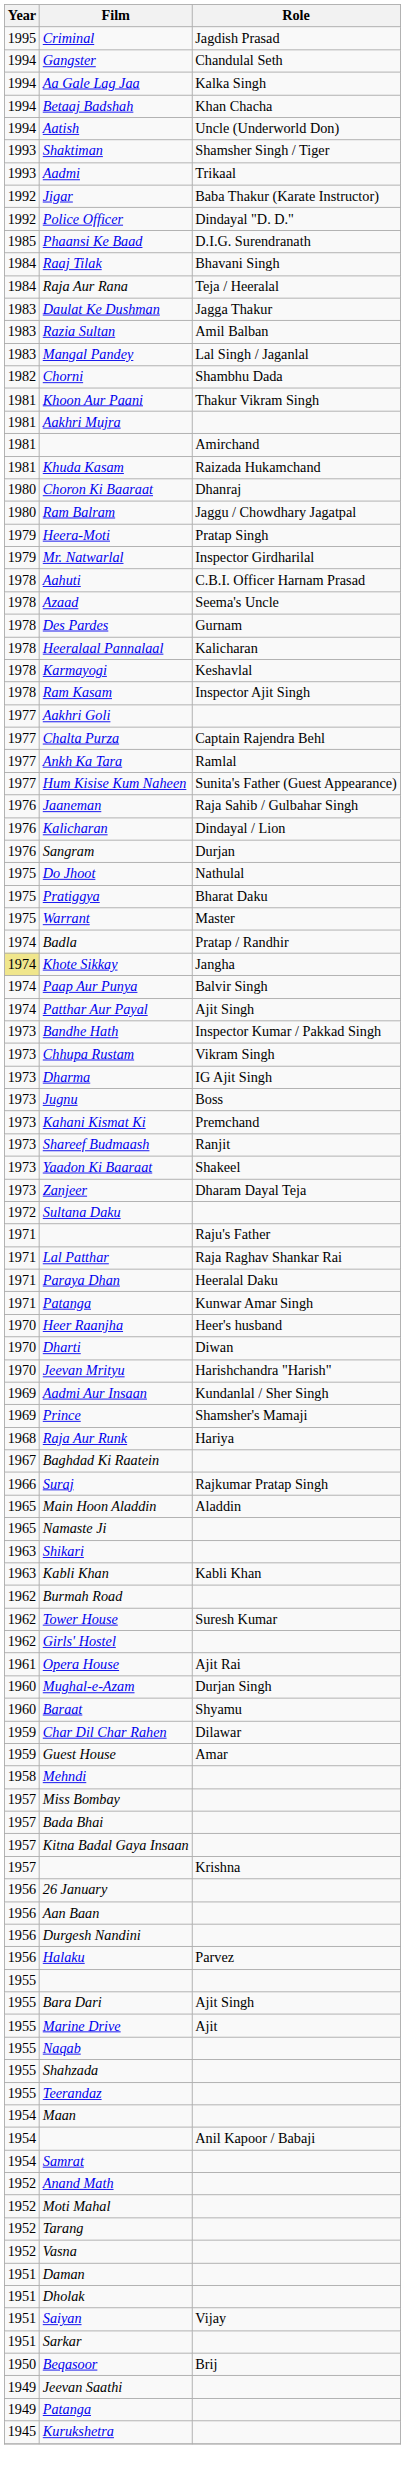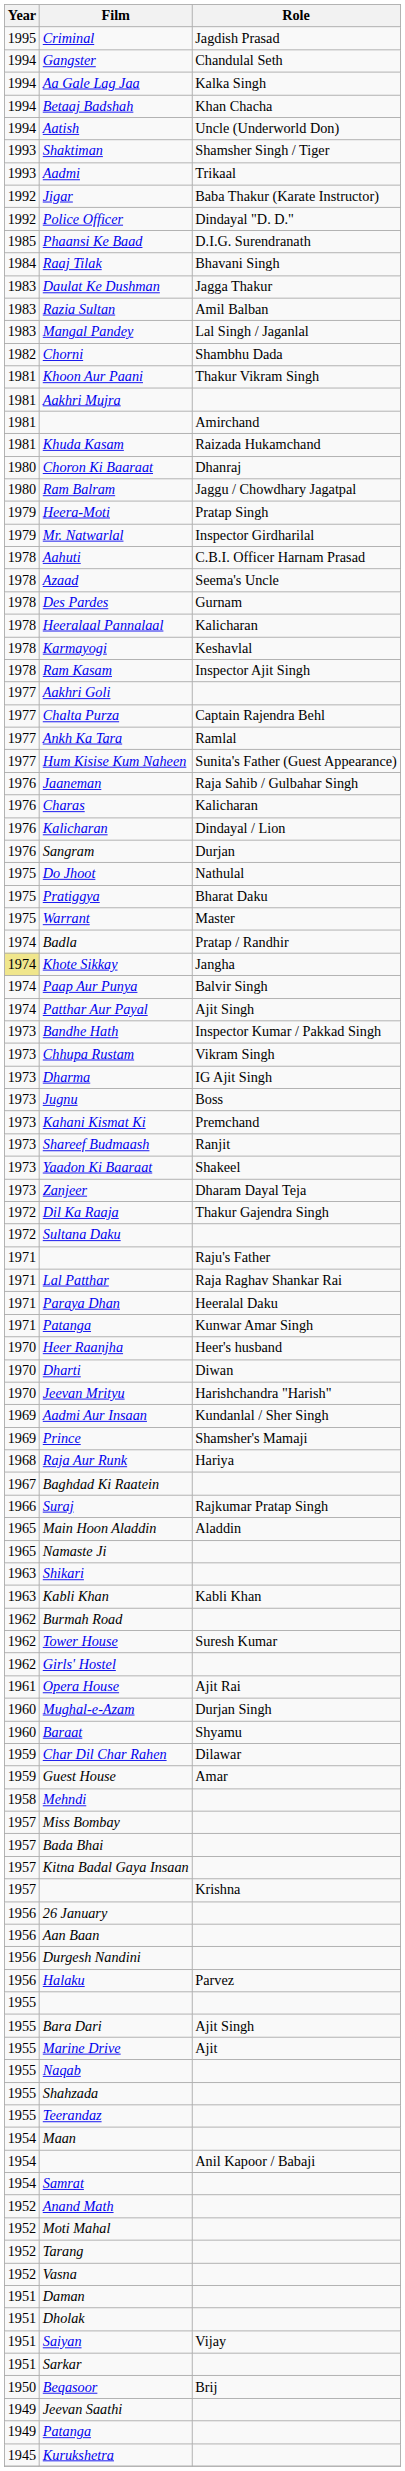- row: (85, 286)
+ row: (64, 806)
+ row: (81, 1212)
